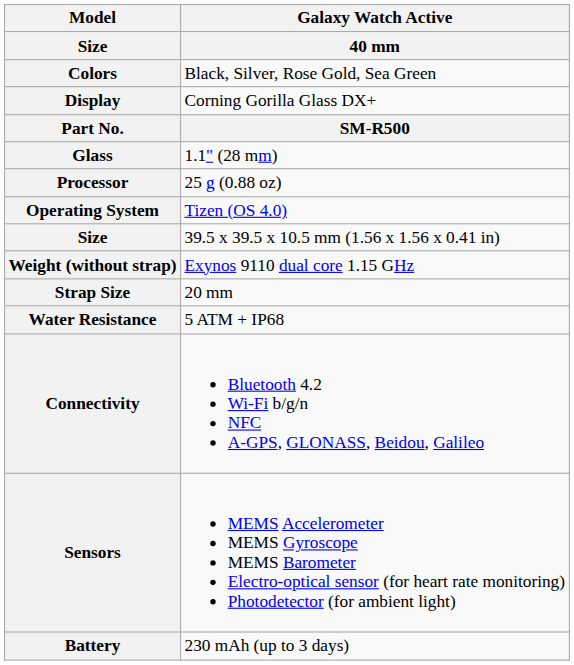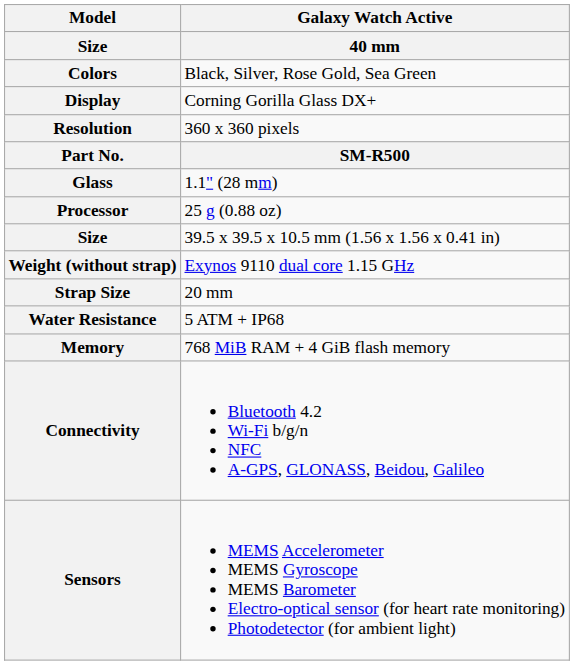+ row: (93, 127)
- row: (93, 210)
+ row: (93, 347)
- row: (93, 645)
